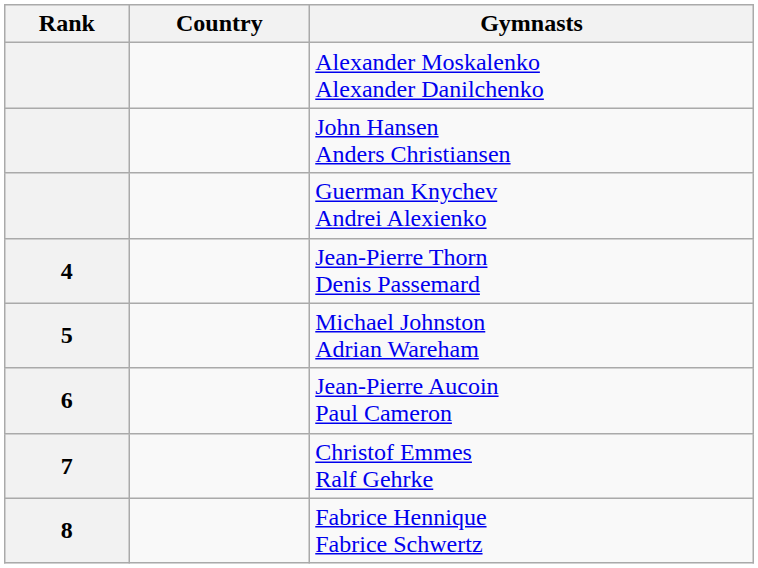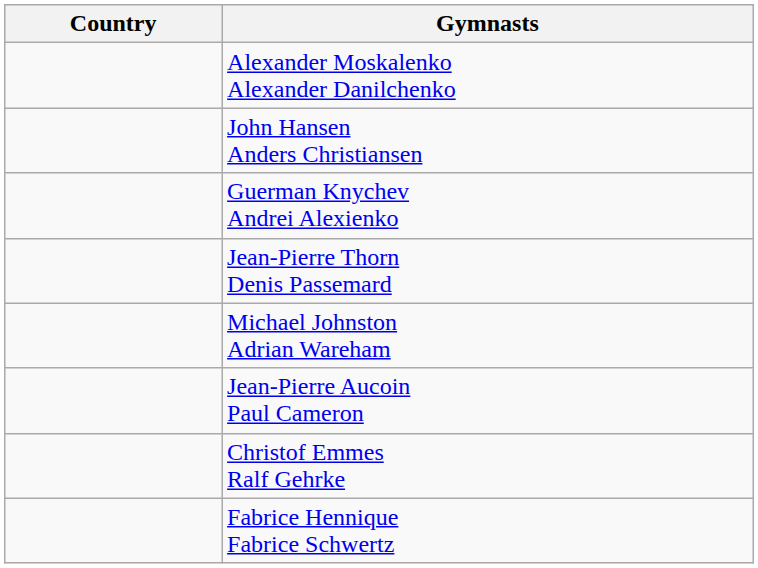- column: (67, 23)
